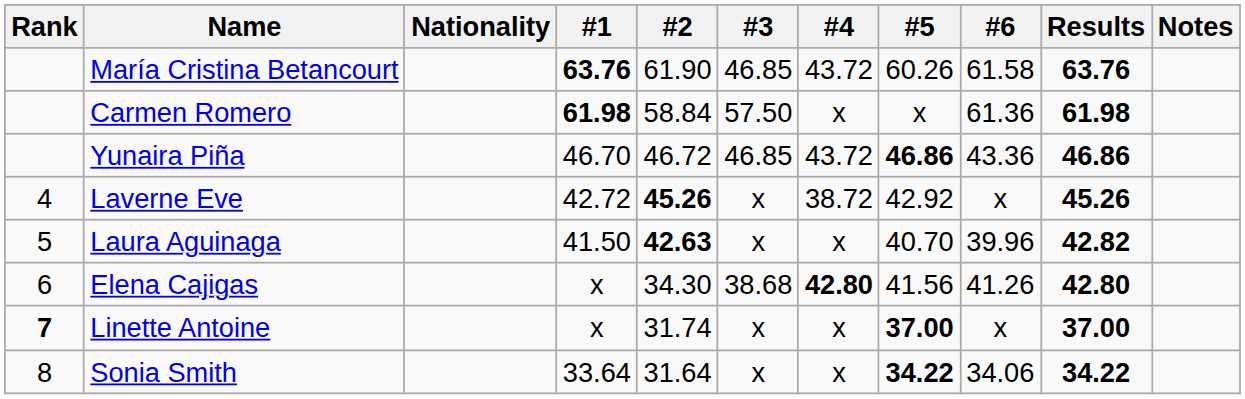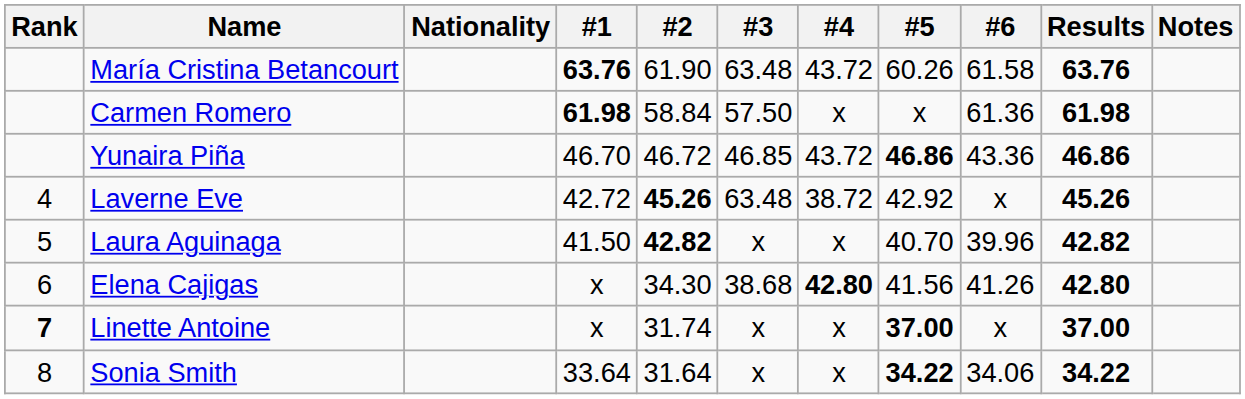(758, 70) 46.85 -> (758, 70) 63.48
(758, 199) x -> (758, 199) 63.48
(678, 242) 42.63 -> (678, 242) 42.82
